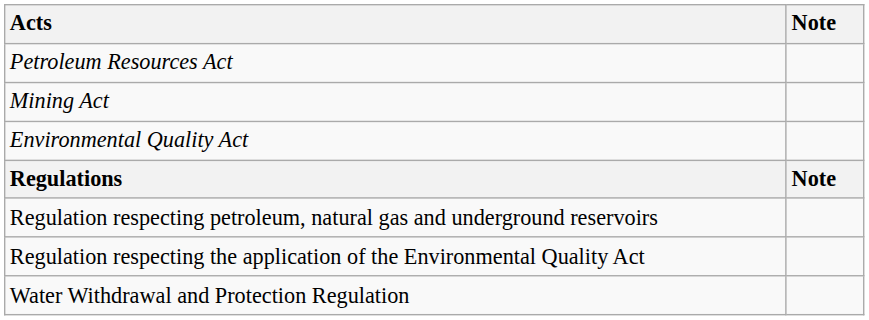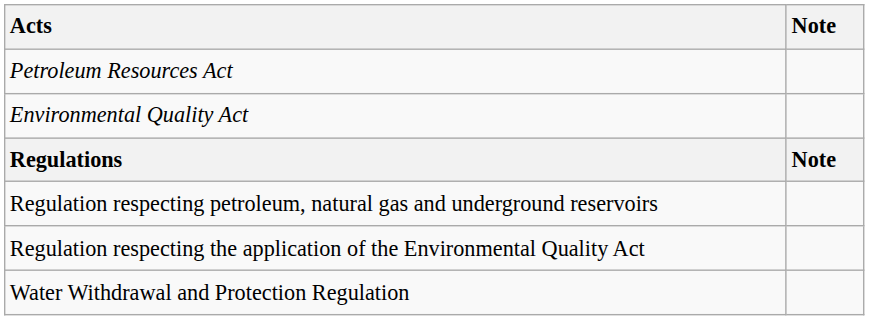- row: (59, 101)
